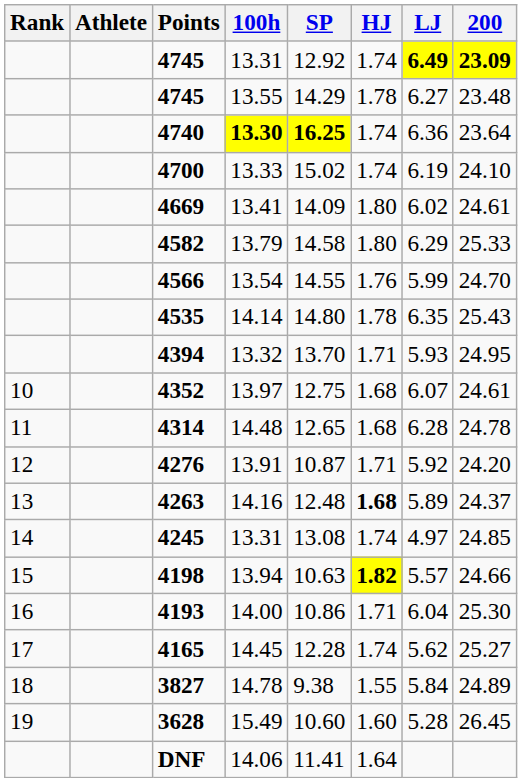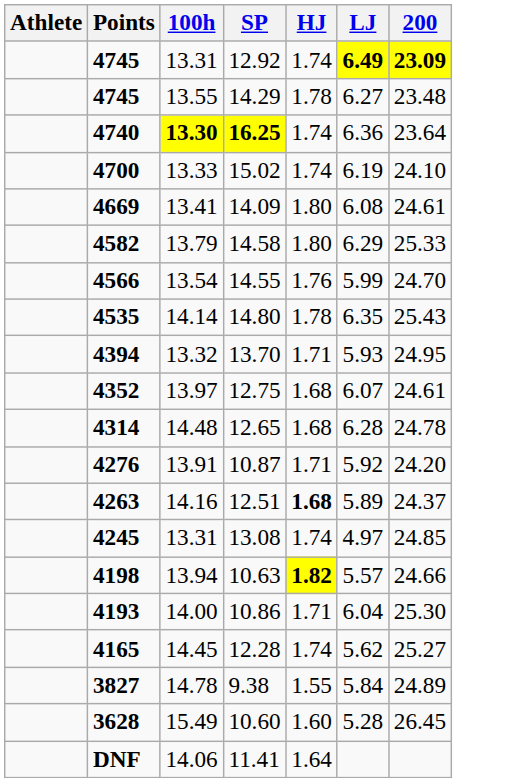- column: (37, 22)
(428, 206) 6.02 -> (363, 206) 6.08
(319, 501) 12.48 -> (254, 501) 12.51
